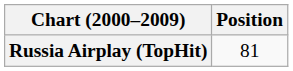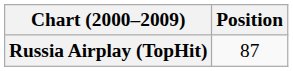(250, 50) 81 -> (250, 50) 87
